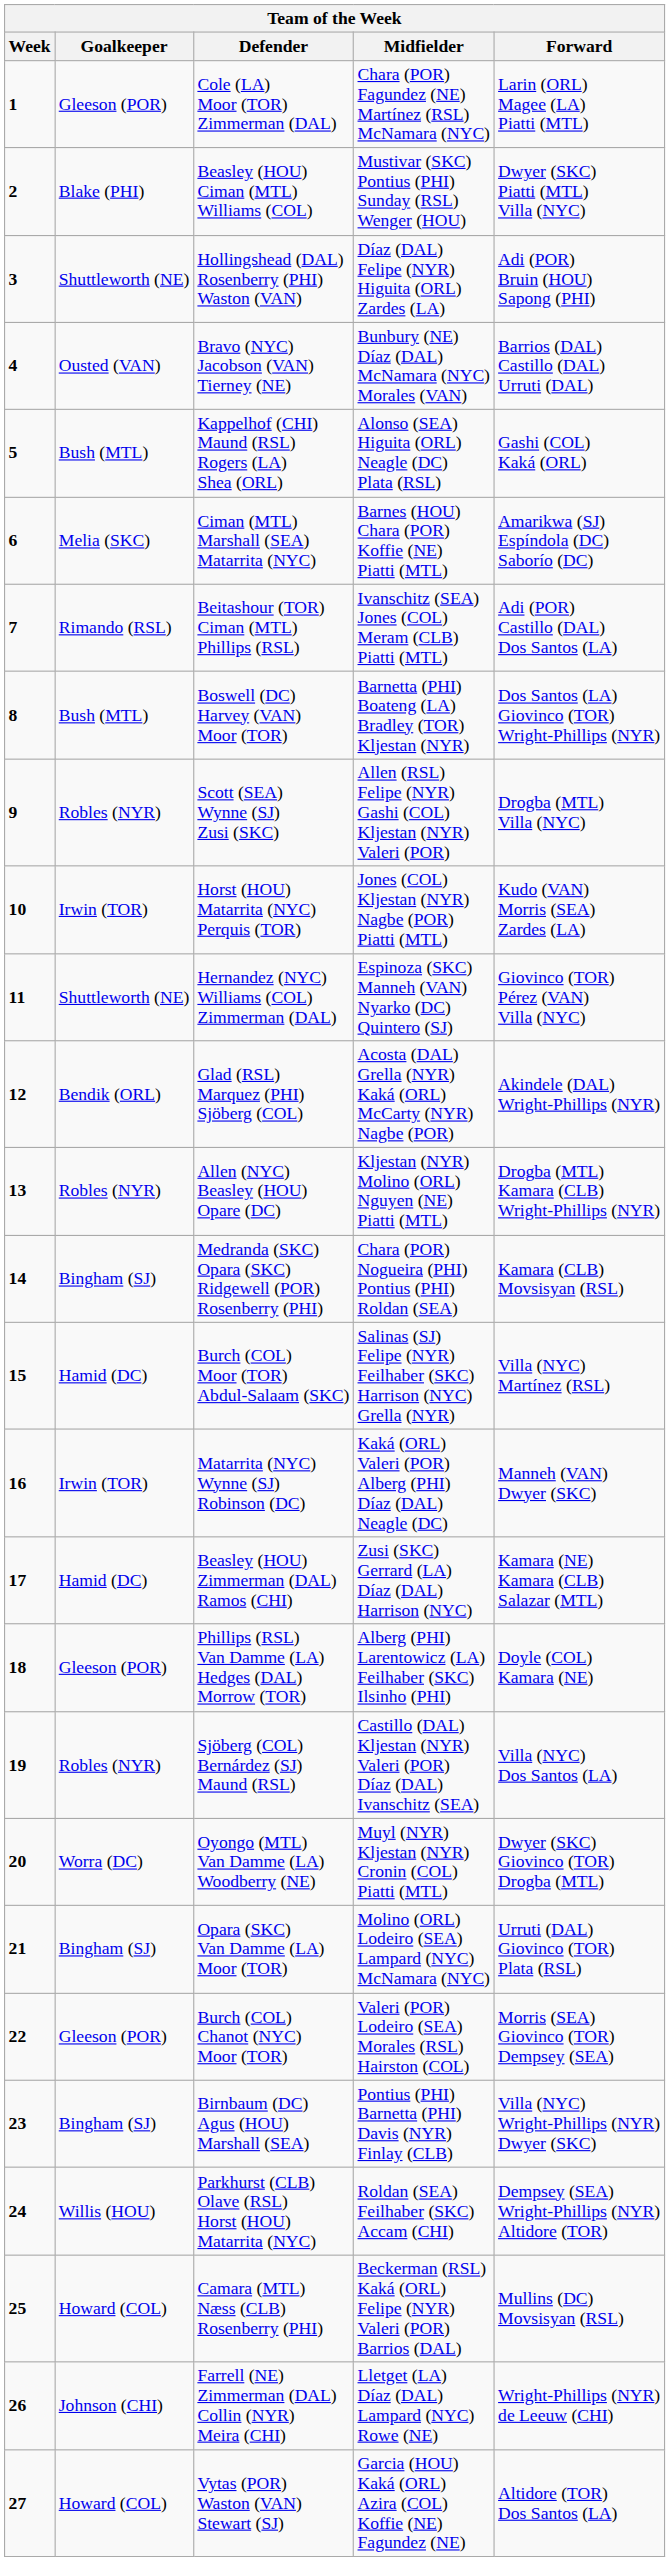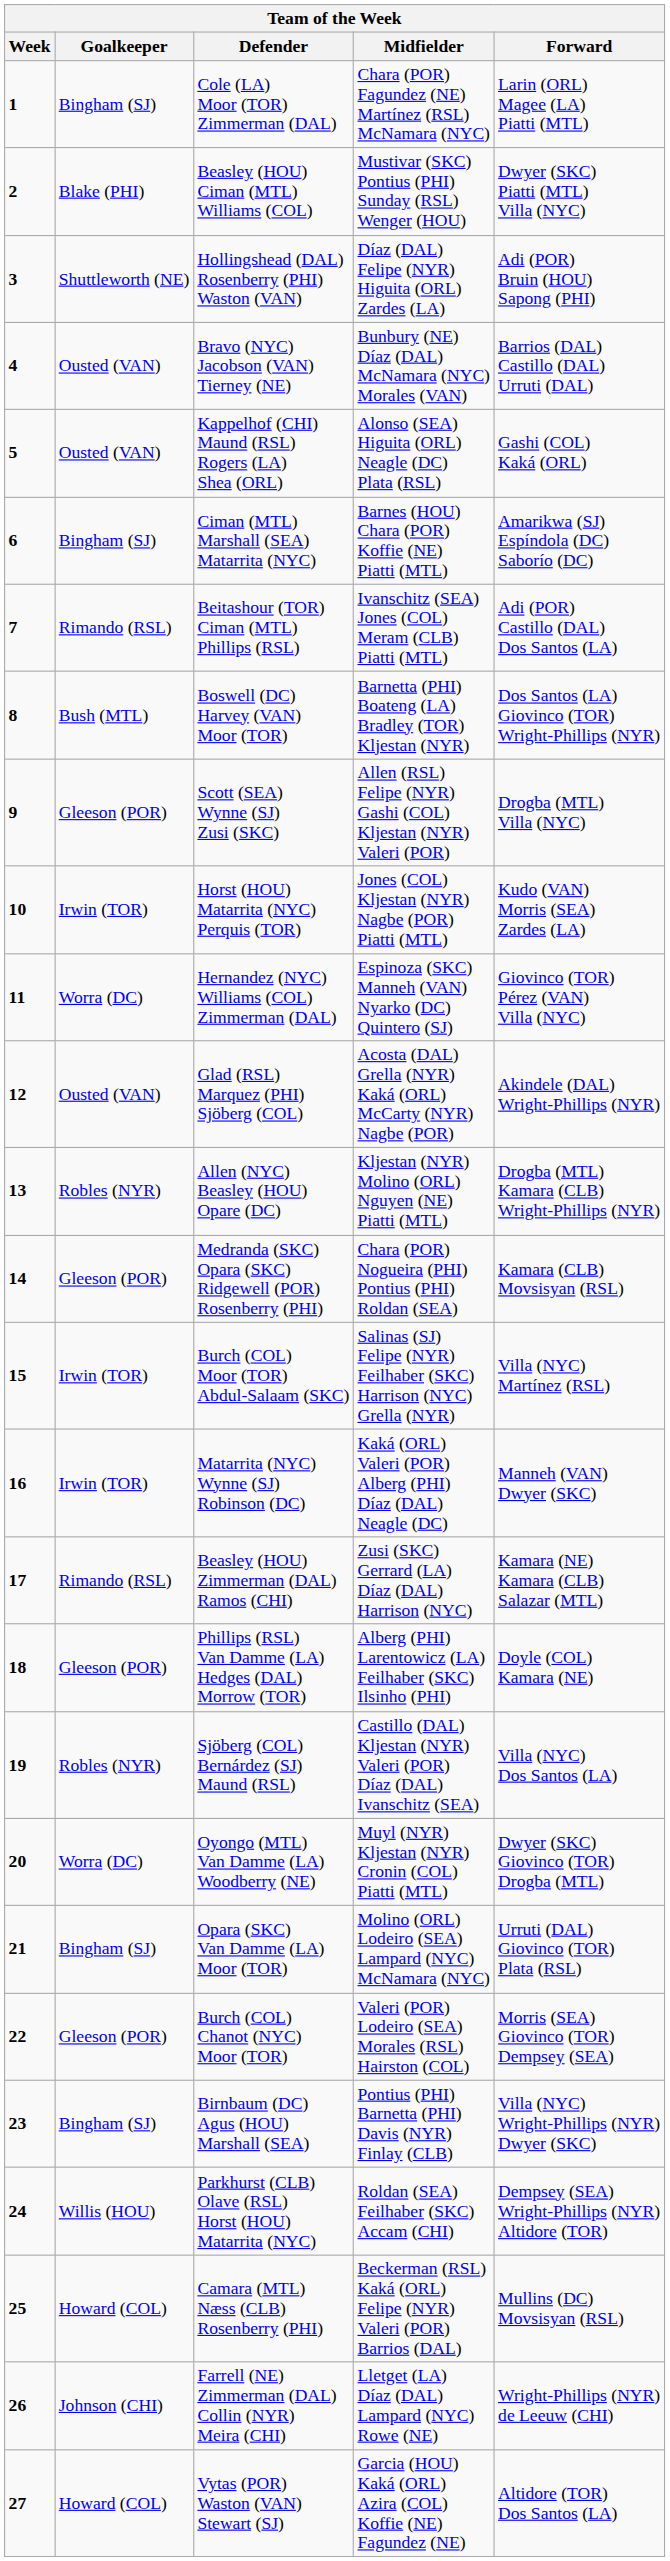(113, 103) Gleeson (POR) -> (107, 103) Bingham (SJ)
(103, 453) Bush (MTL) -> (110, 453) Ousted (VAN)
(104, 540) Melia (SKC) -> (107, 540) Bingham (SJ)
(110, 812) Robles (NYR) -> (113, 812) Gleeson (POR)
(124, 996) Shuttleworth (NE) -> (101, 996) Worra (DC)
(110, 1094) Bendik (ORL) -> (110, 1094) Ousted (VAN)
(107, 1278) Bingham (SJ) -> (113, 1278) Gleeson (POR)
(103, 1375) Hamid (DC) -> (103, 1375) Irwin (TOR)
(103, 1580) Hamid (DC) -> (115, 1580) Rimando (RSL)
